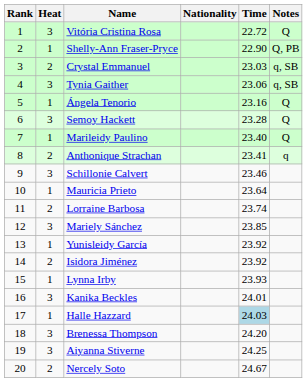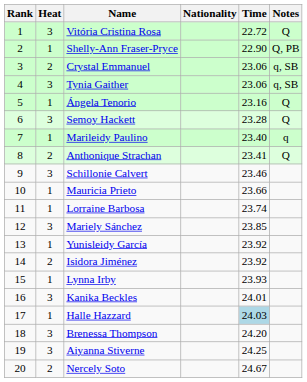(254, 66) 23.03 -> (254, 66) 23.06
(286, 137) Q -> (286, 137) q
(286, 155) q -> (286, 155) Q
(254, 191) 23.64 -> (254, 191) 23.66
(50, 208) 2 -> (50, 208) 1
